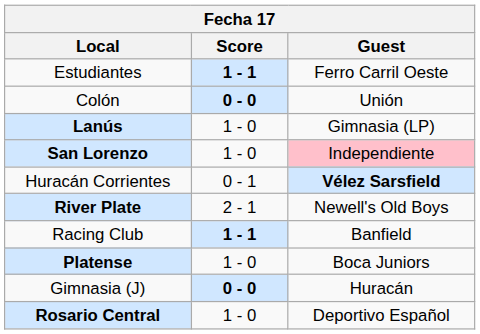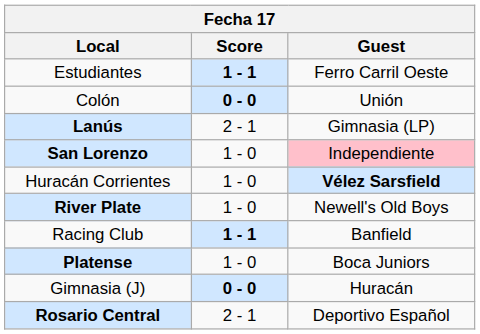(240, 127) 1 - 0 -> (240, 127) 2 - 1
(240, 180) 0 - 1 -> (240, 180) 1 - 0
(240, 207) 2 - 1 -> (240, 207) 1 - 0
(240, 315) 1 - 0 -> (240, 315) 2 - 1
